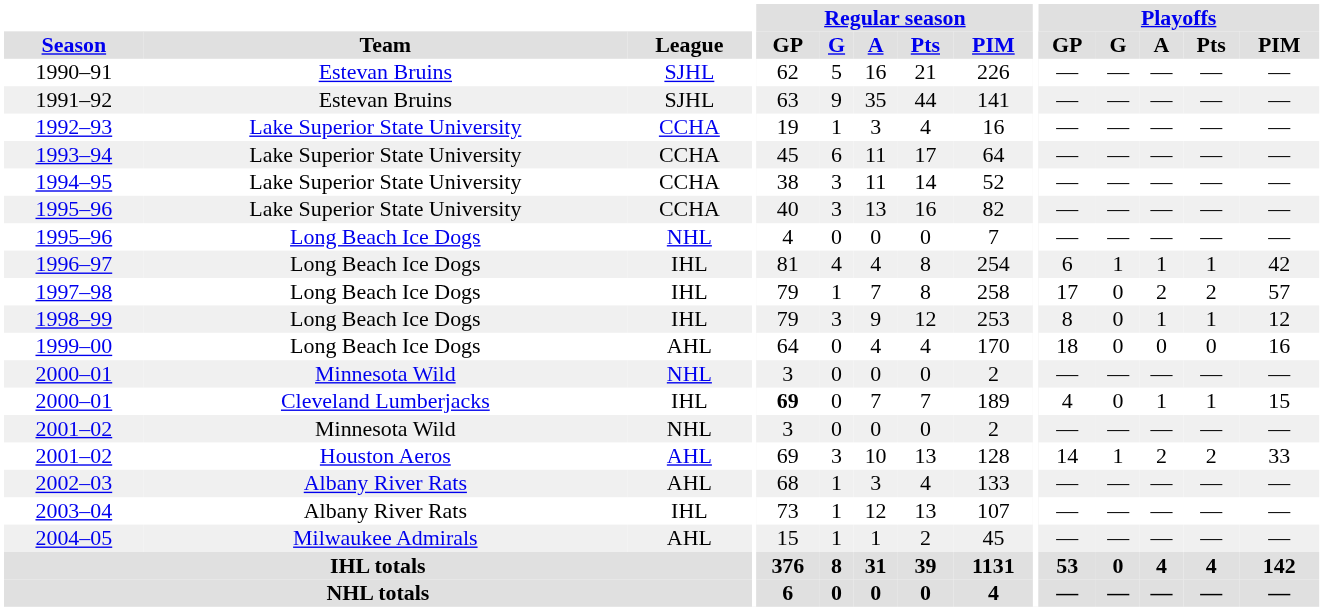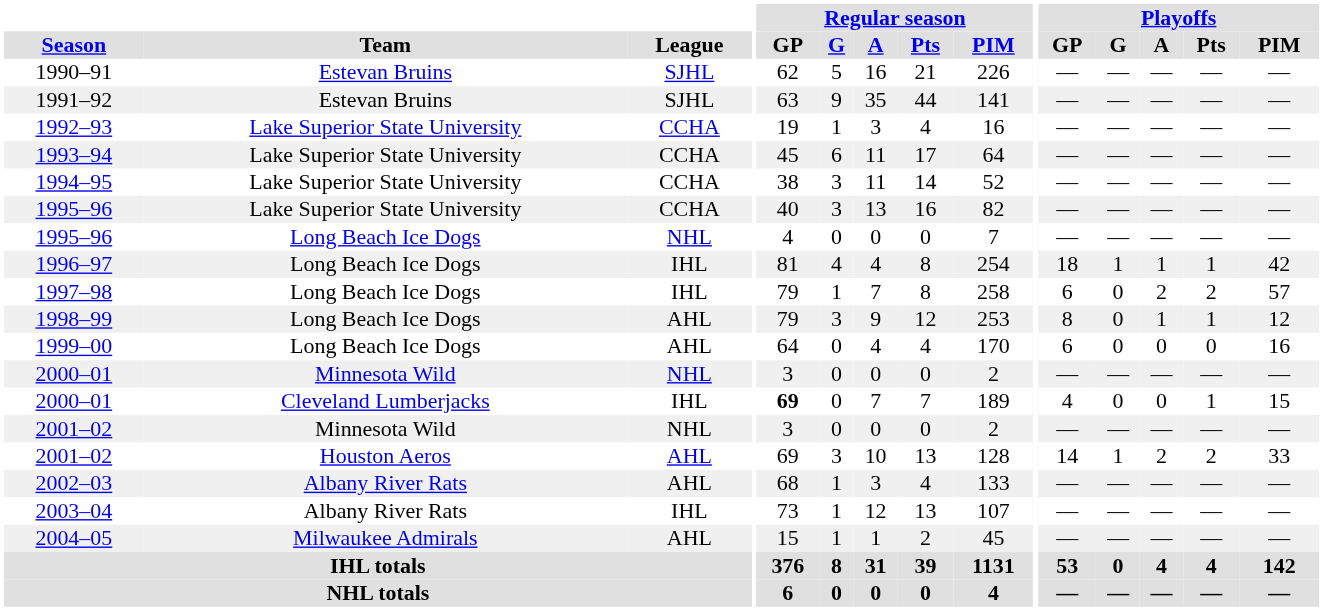(1067, 264) 6 -> (1067, 264) 18
(1067, 291) 17 -> (1067, 291) 6
(689, 318) IHL -> (689, 318) AHL
(1067, 346) 18 -> (1067, 346) 6
(1161, 401) 1 -> (1161, 401) 0
